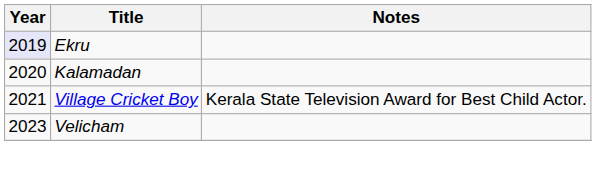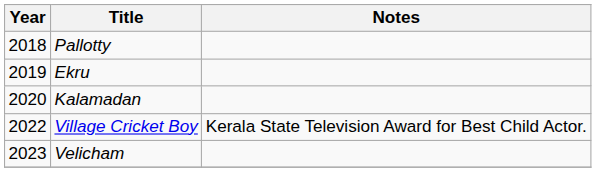+ row: (83, 45)
(28, 45) lavender background -> (28, 72) no background
(28, 99) 2021 -> (28, 126) 2022
